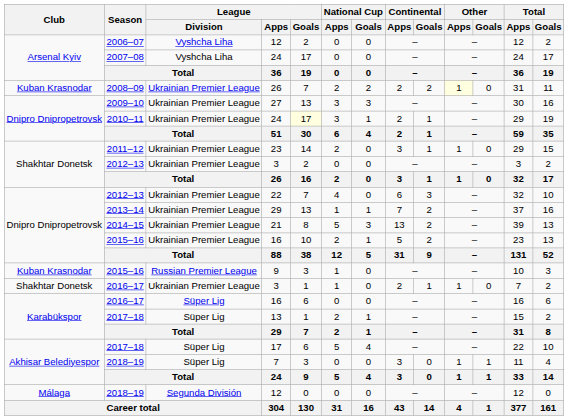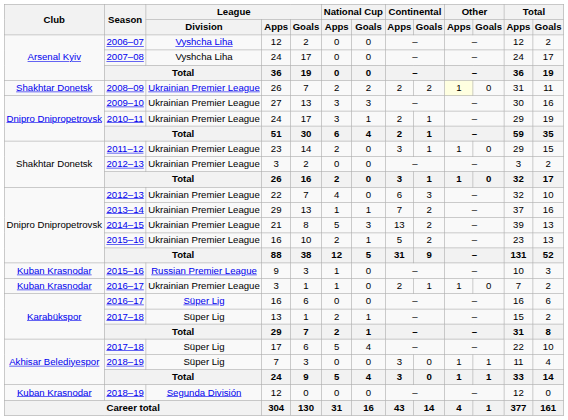(54, 88) Kuban Krasnodar -> (54, 88) Shakhtar Donetsk
(306, 118) lightyellow background -> (306, 118) no background
(54, 286) Shakhtar Donetsk -> (54, 286) Kuban Krasnodar
(54, 392) Málaga -> (54, 392) Kuban Krasnodar
